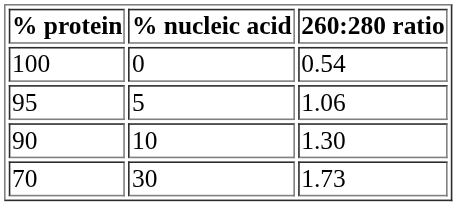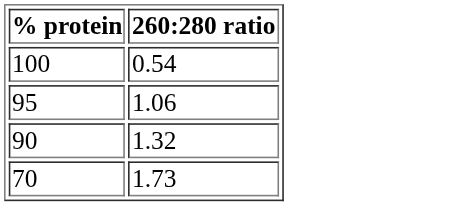- column: (212, 25)
(323, 140) 1.30 -> (154, 140) 1.32
